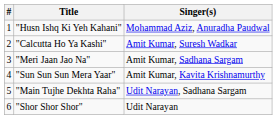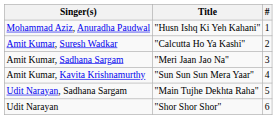columns swapped: (9, 12) <-> (198, 12)
